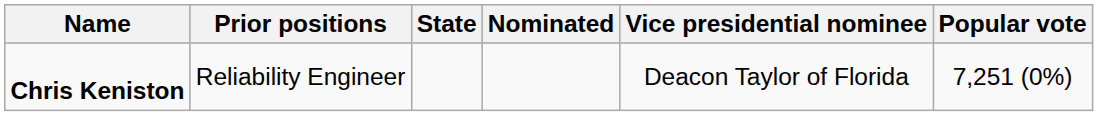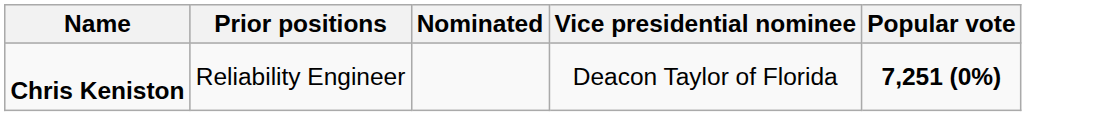- column: (447, 23)
(1013, 76) normal -> (941, 76) bold
